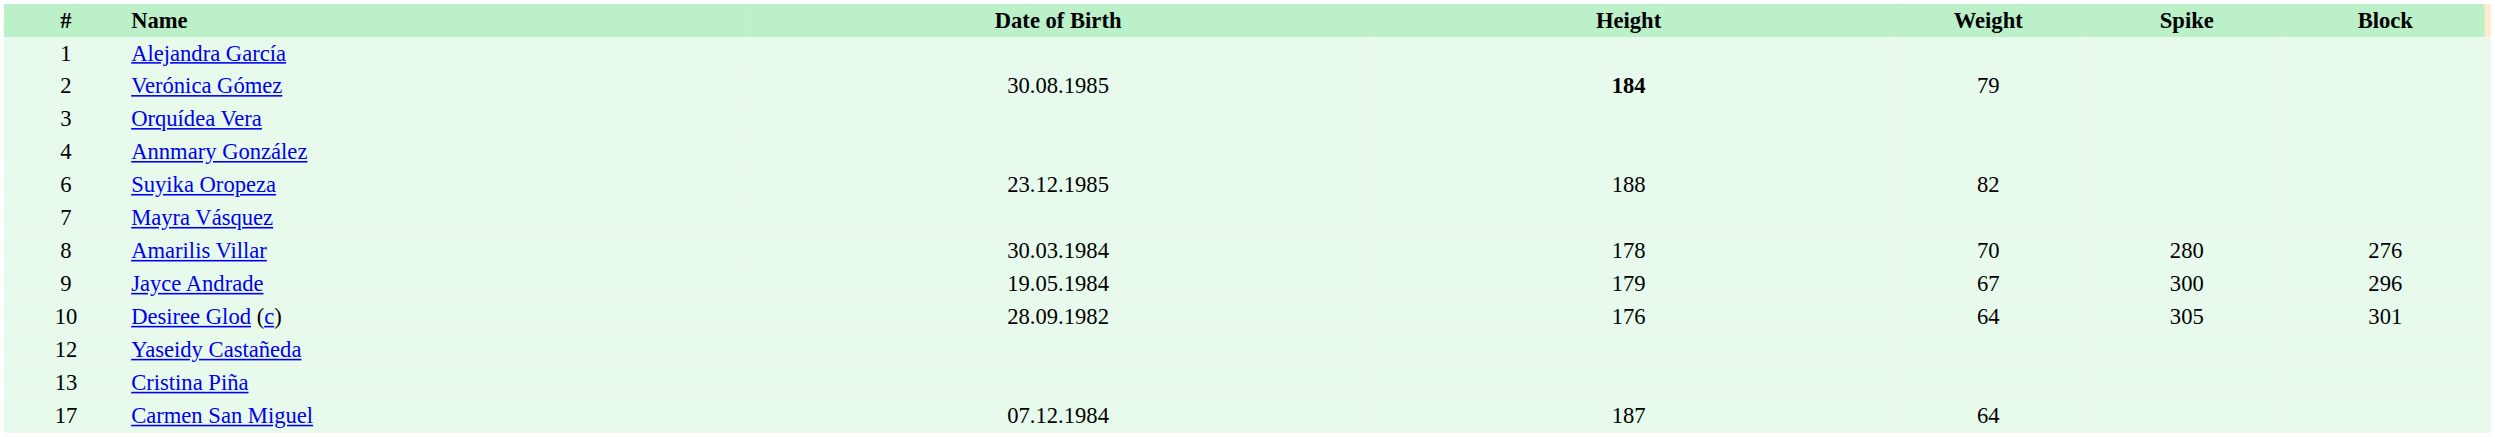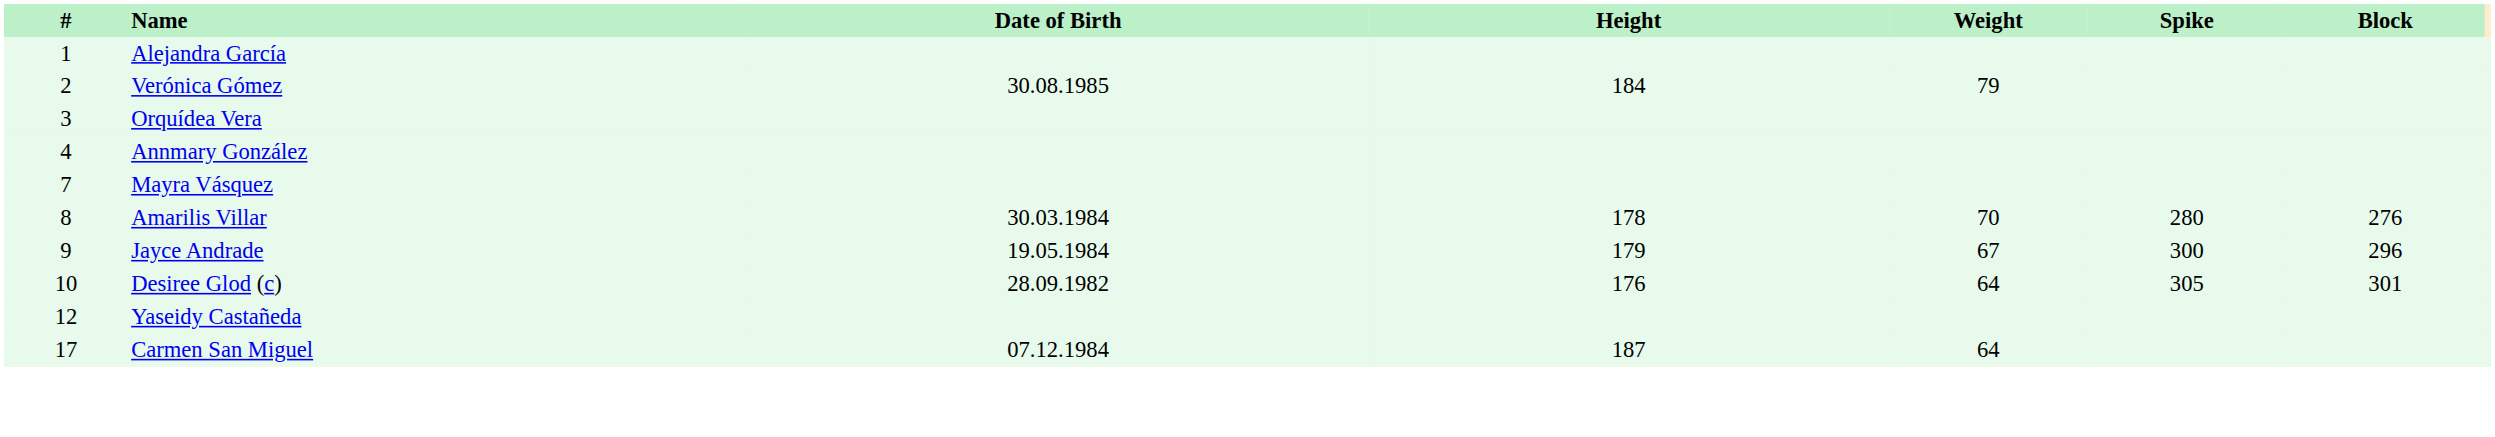(1629, 86) bold -> (1629, 86) normal
- row: (204, 185)
- row: (190, 382)
